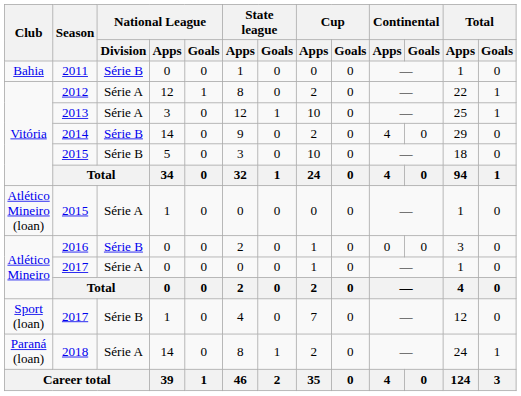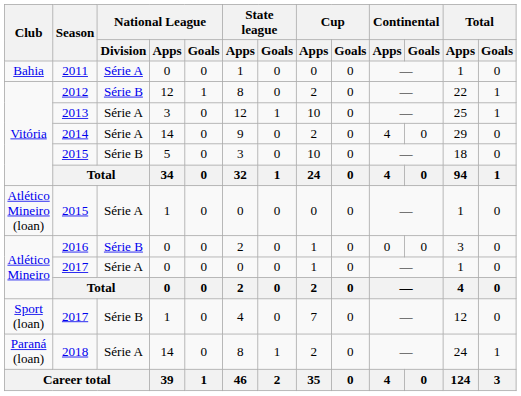(123, 71) Série B -> (123, 71) Série A
(123, 92) Série A -> (123, 92) Série B
(123, 133) Série B -> (123, 133) Série A
